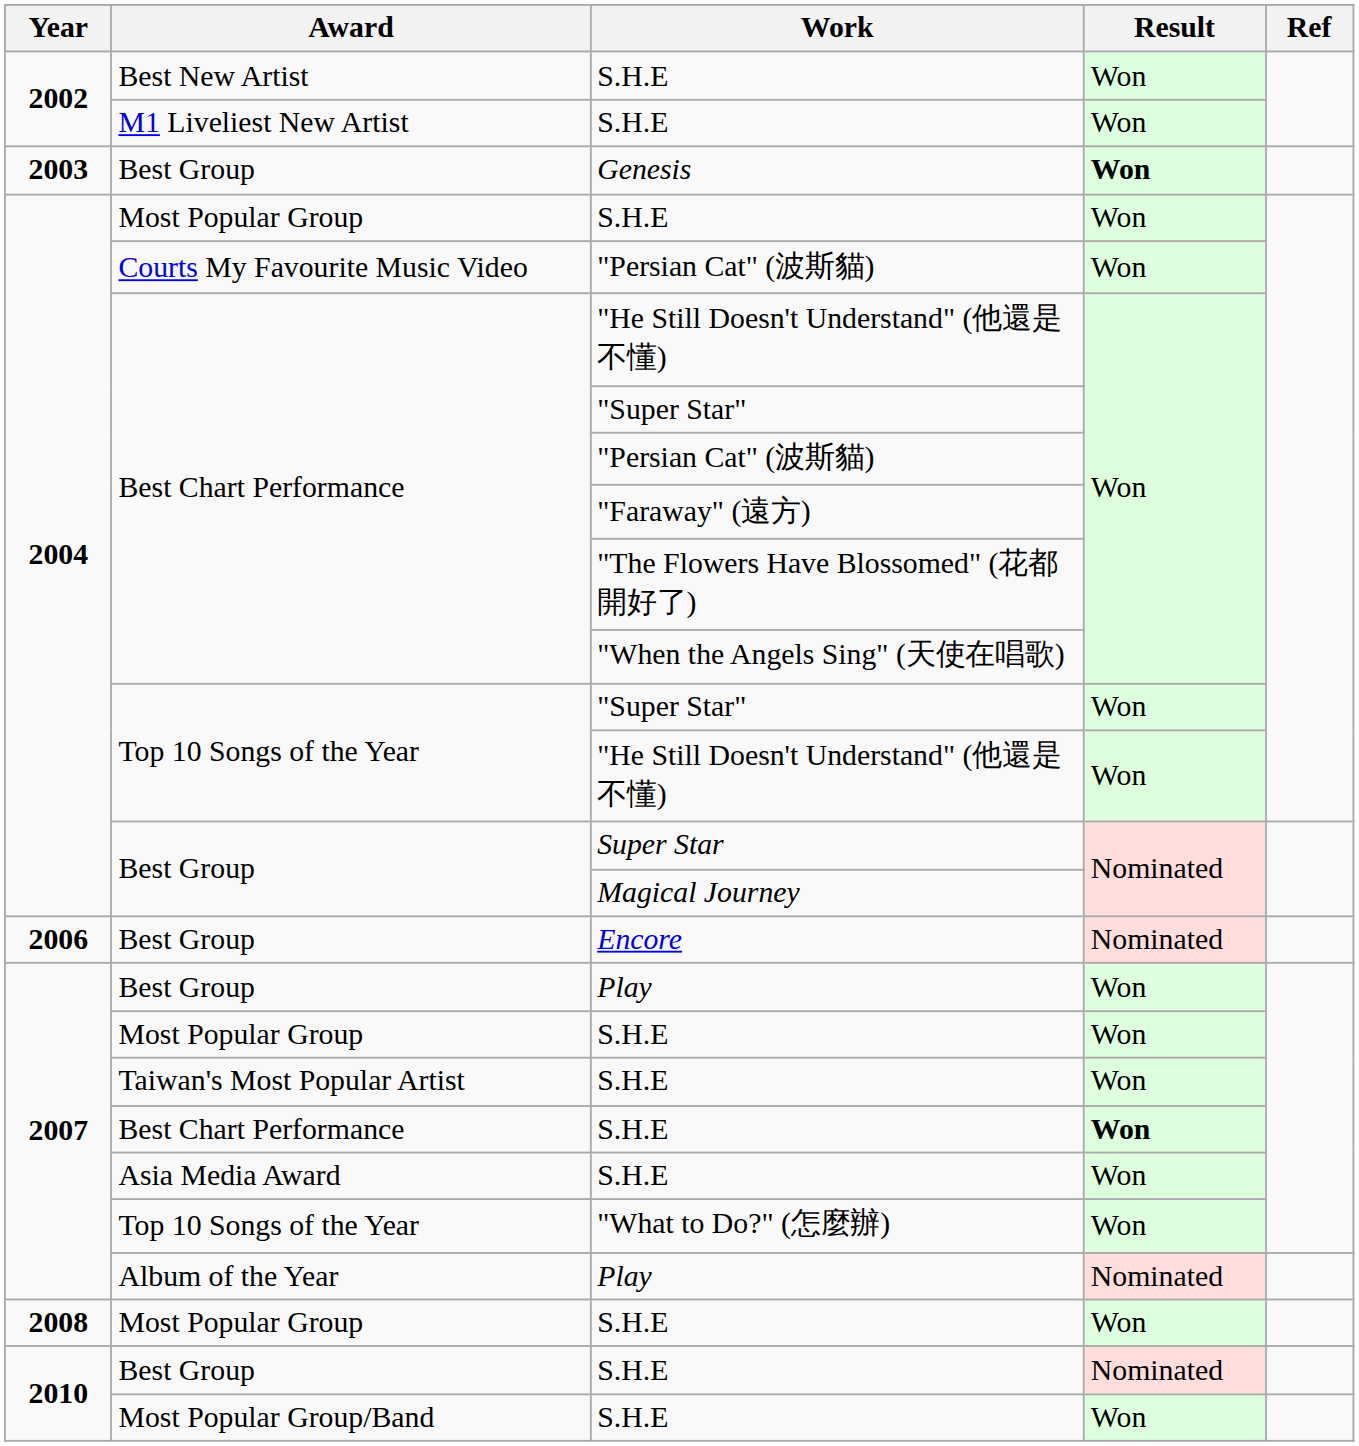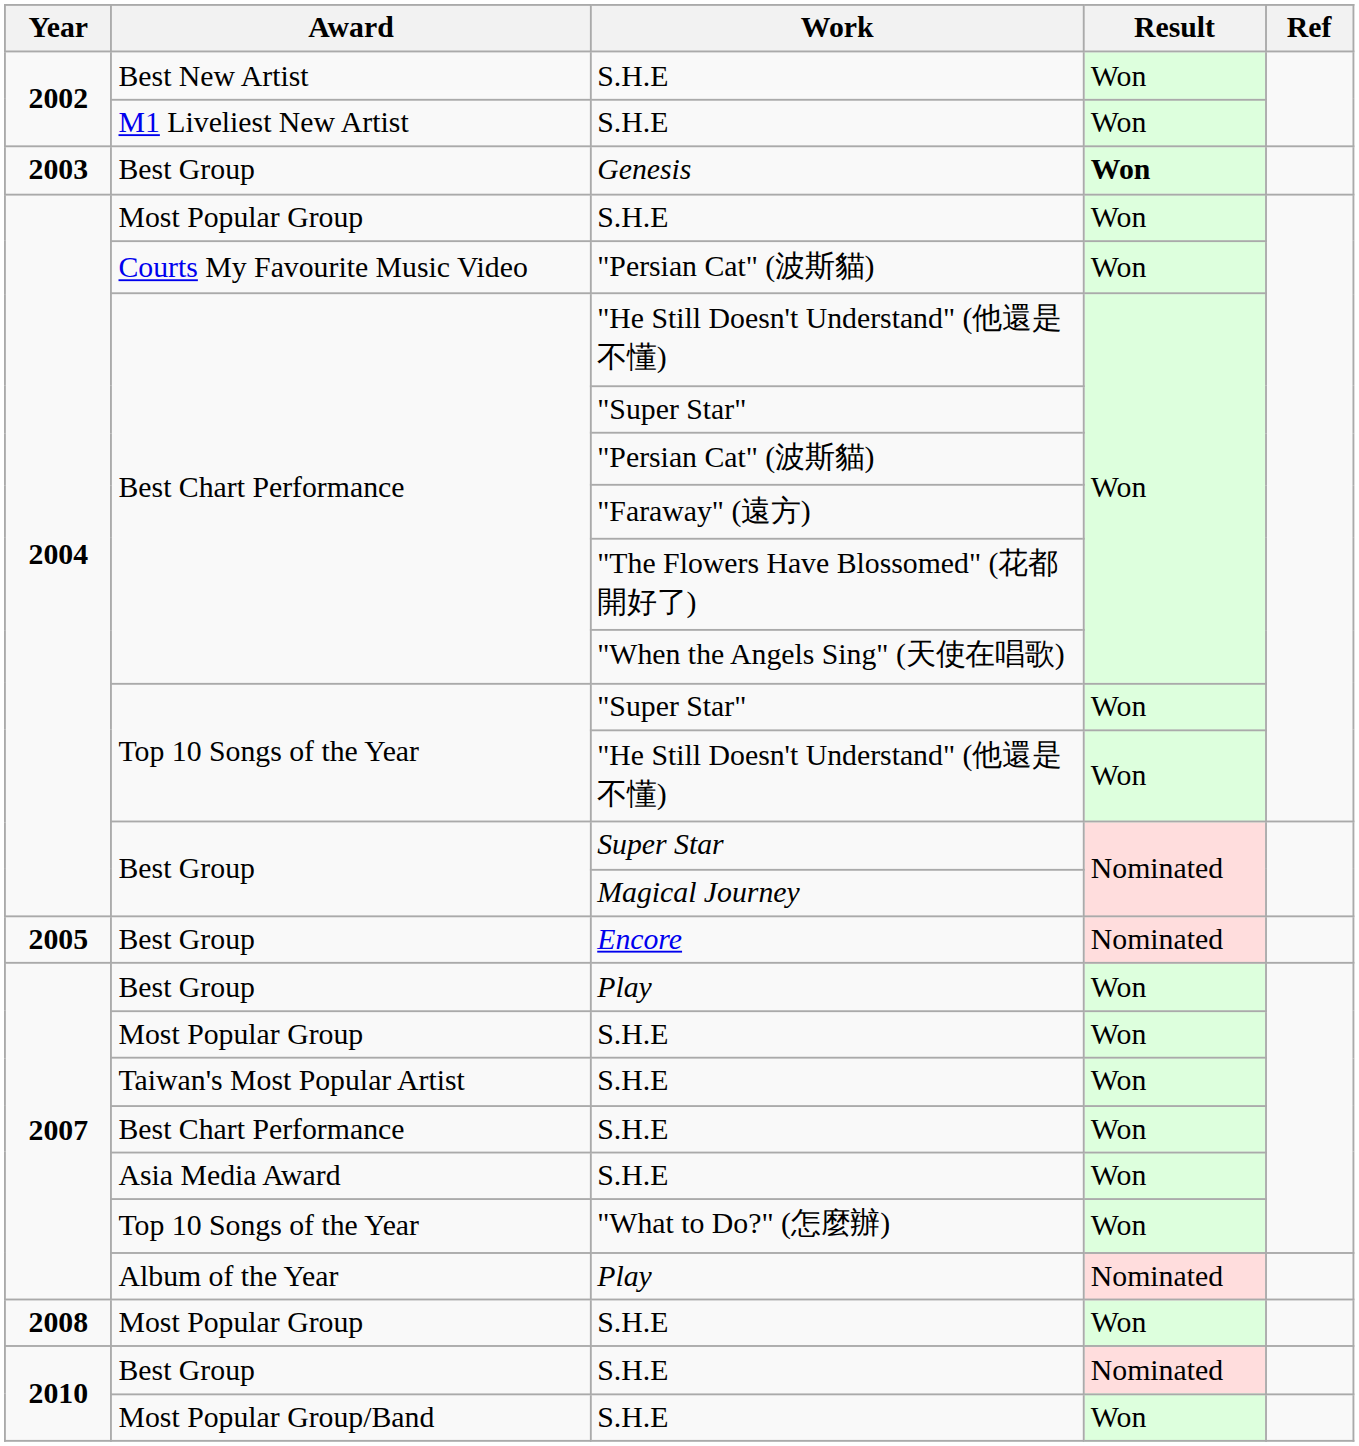(58, 939) 2006 -> (58, 939) 2005
(1175, 1129) bold -> (1175, 1129) normal
